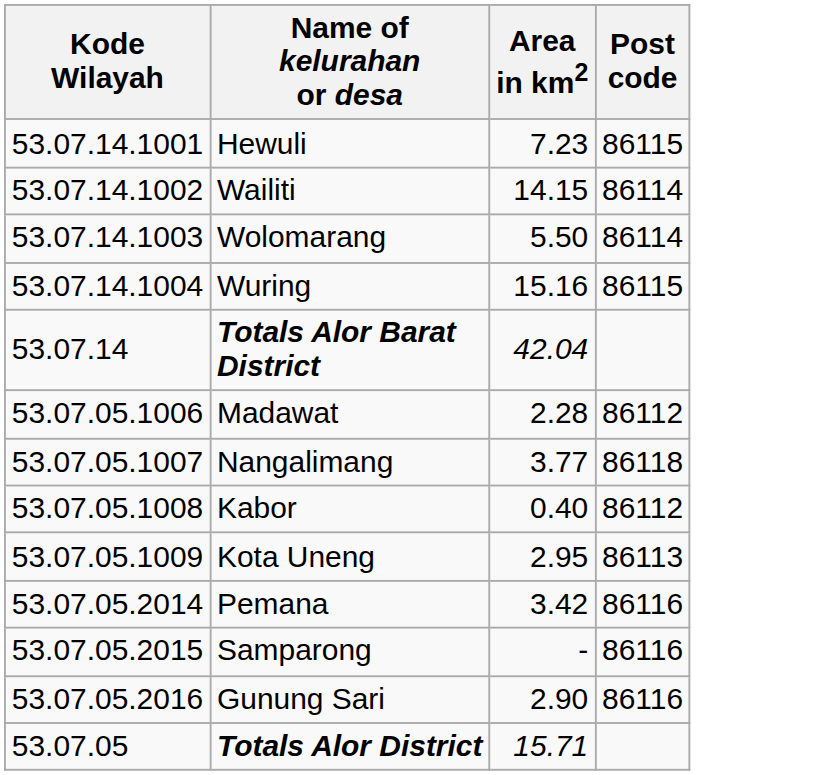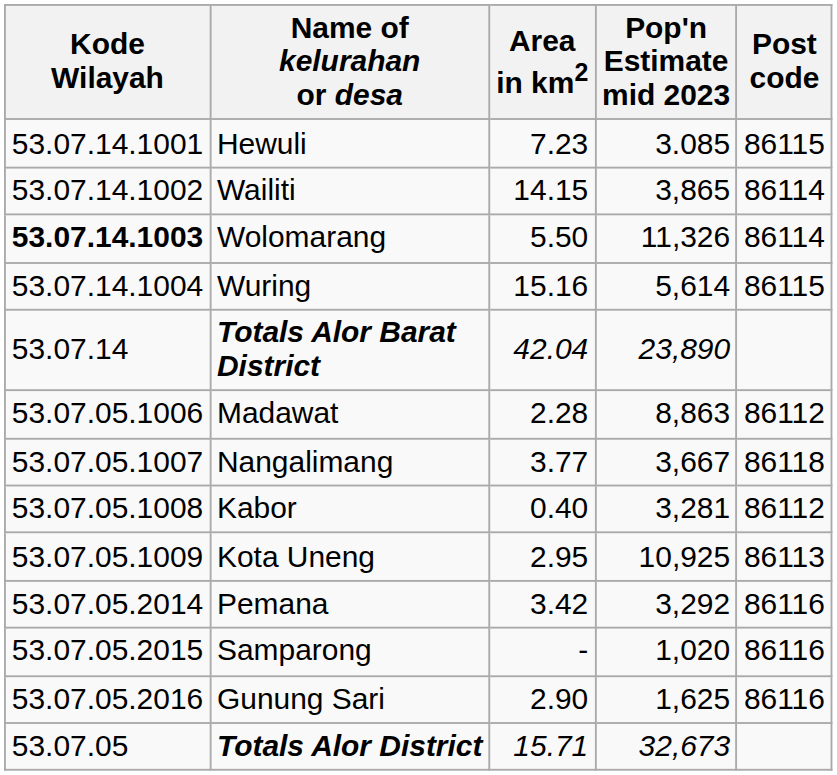+ column: (666, 61)
(108, 237) normal -> (108, 237) bold
